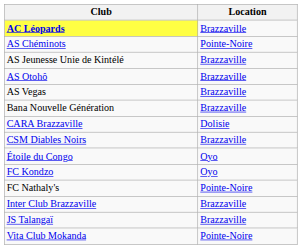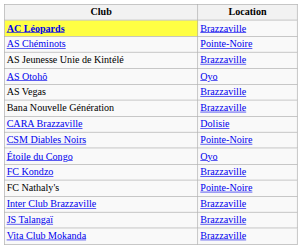(223, 76) Brazzaville -> (209, 76) Oyo
(223, 140) Brazzaville -> (226, 140) Pointe-Noire
(209, 172) Oyo -> (223, 172) Brazzaville
(226, 236) Pointe-Noire -> (223, 236) Brazzaville
